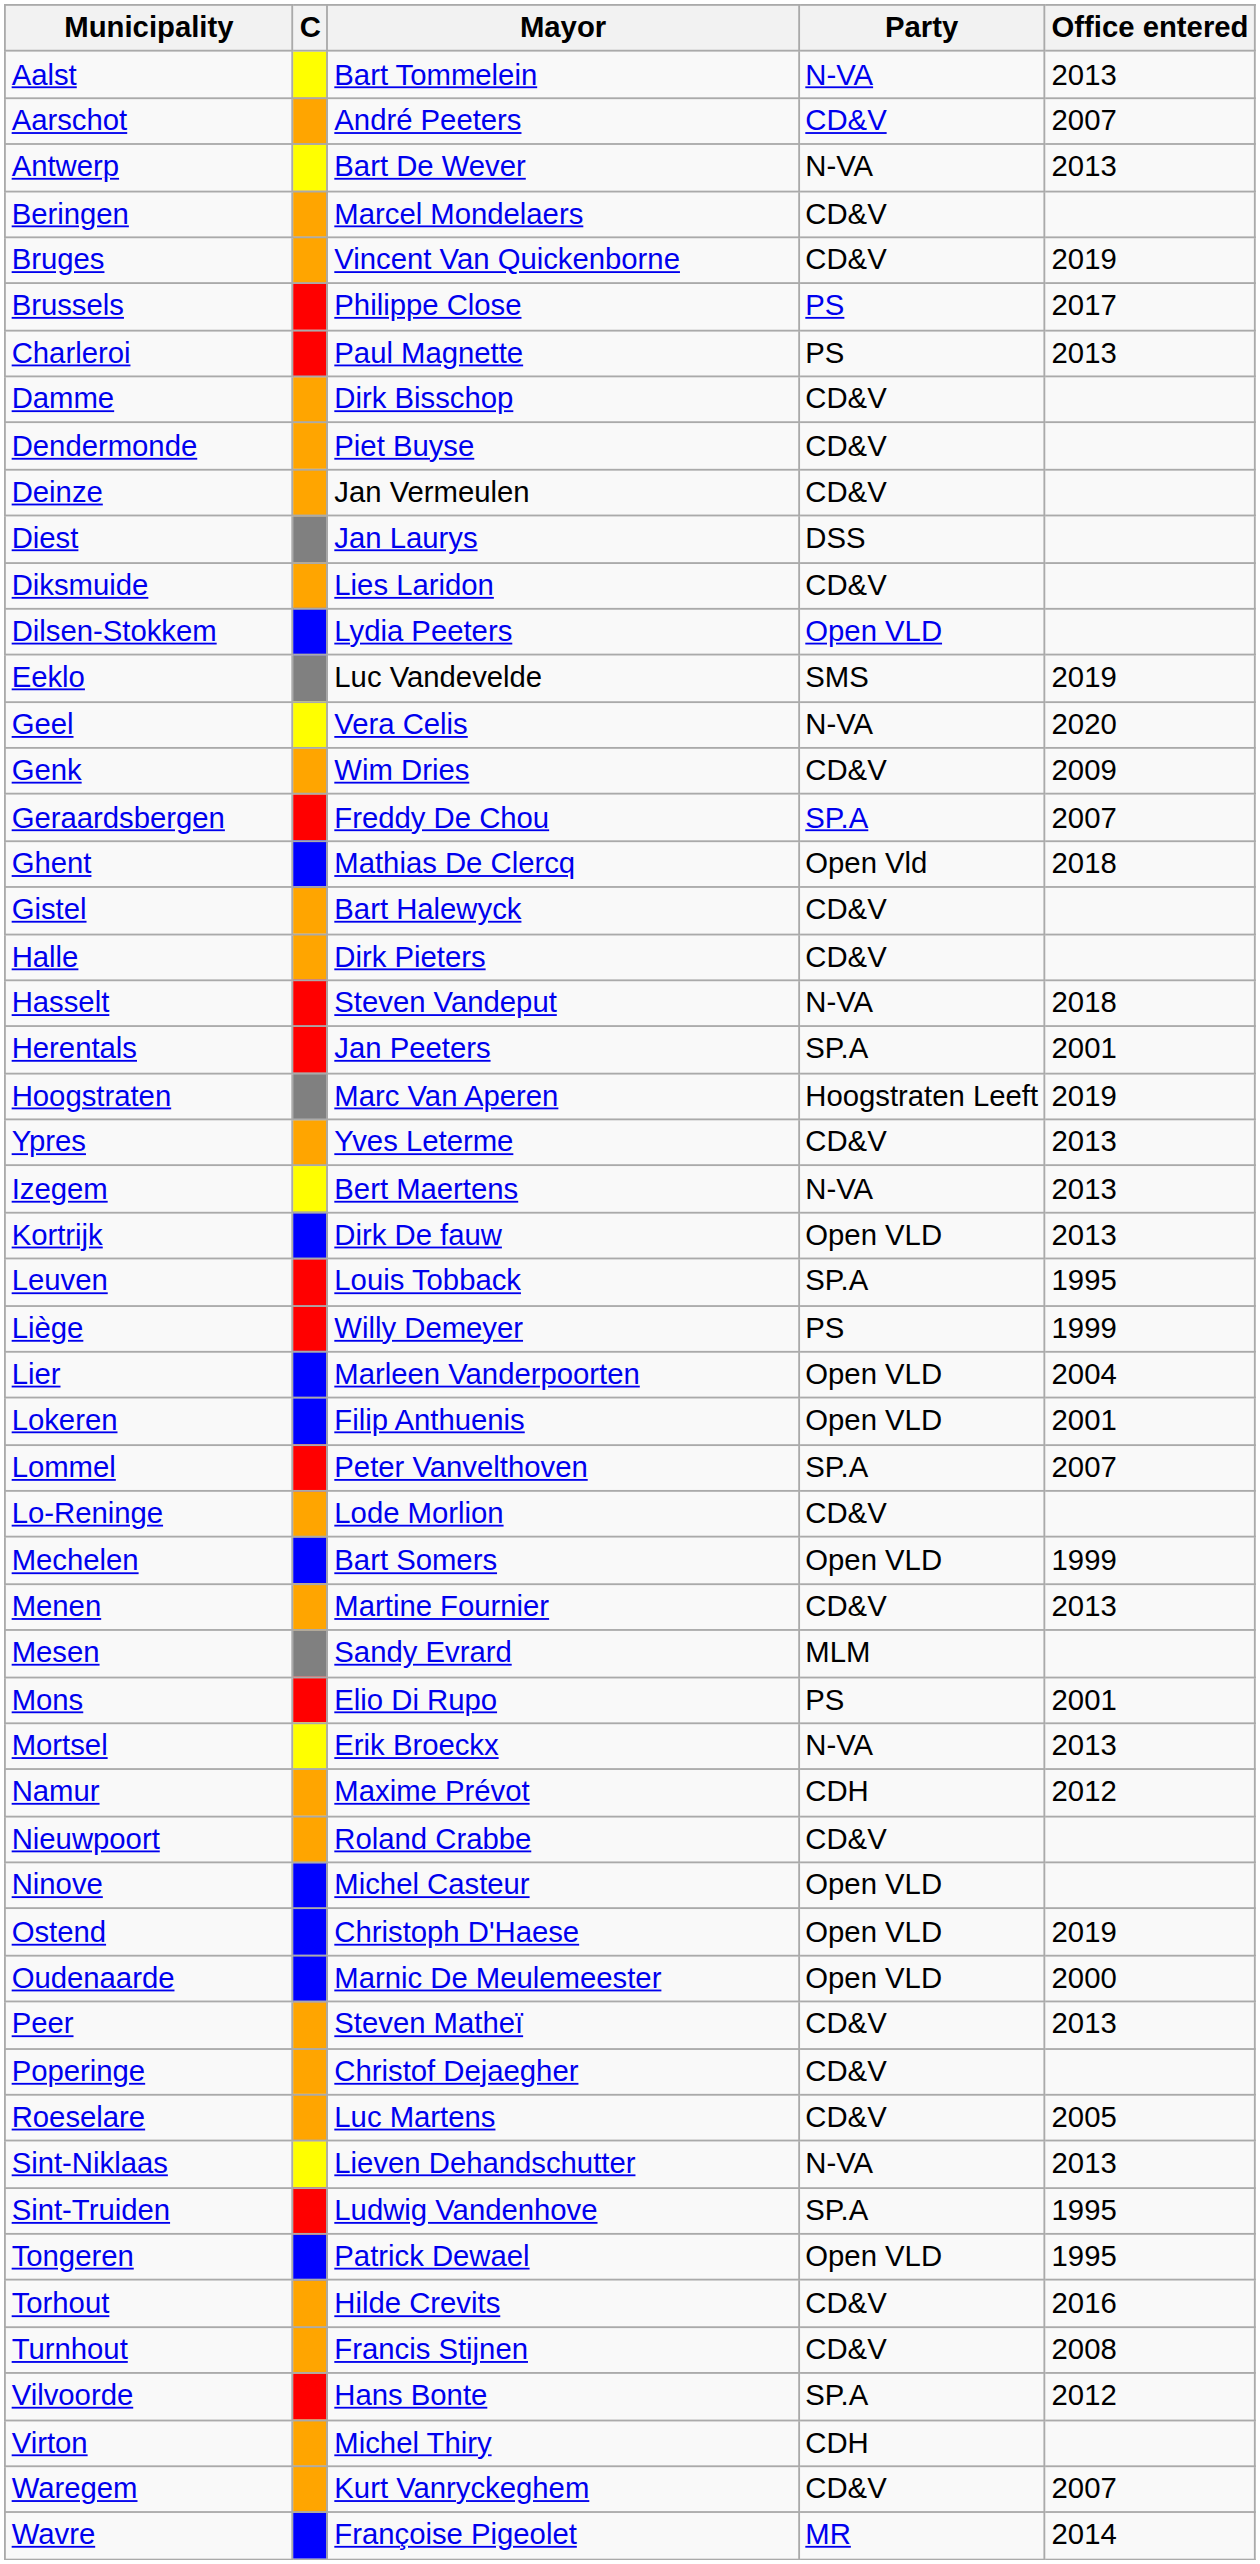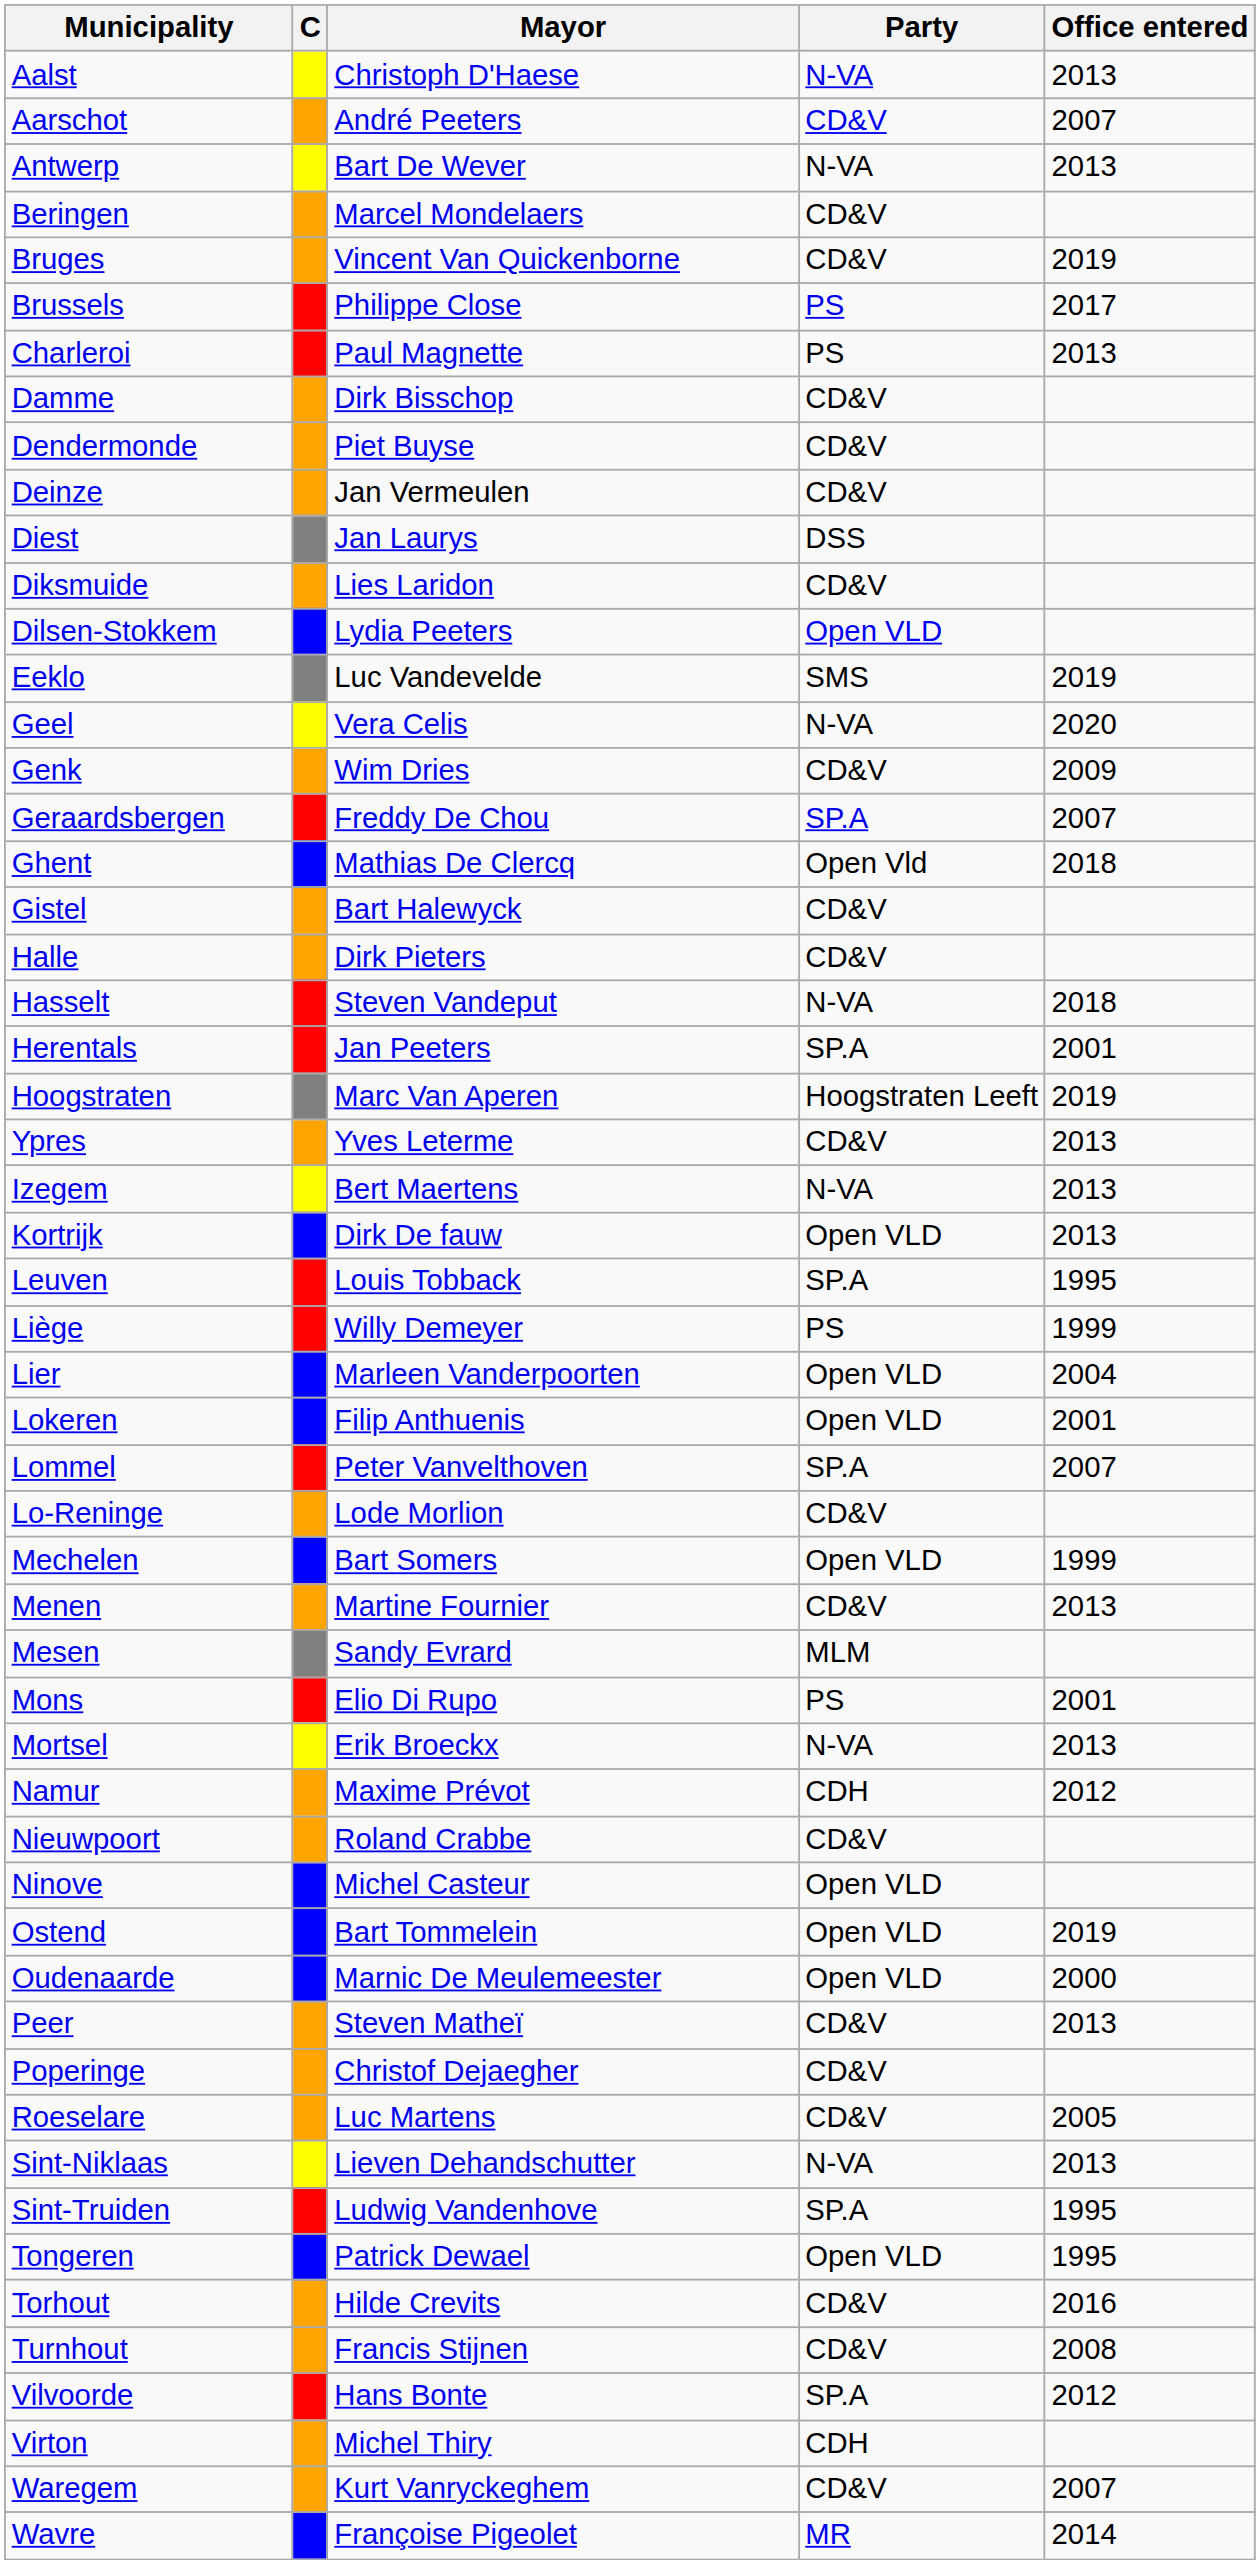(436, 74) Bart Tommelein -> (457, 74) Christoph D'Haese
(457, 1931) Christoph D'Haese -> (436, 1931) Bart Tommelein
